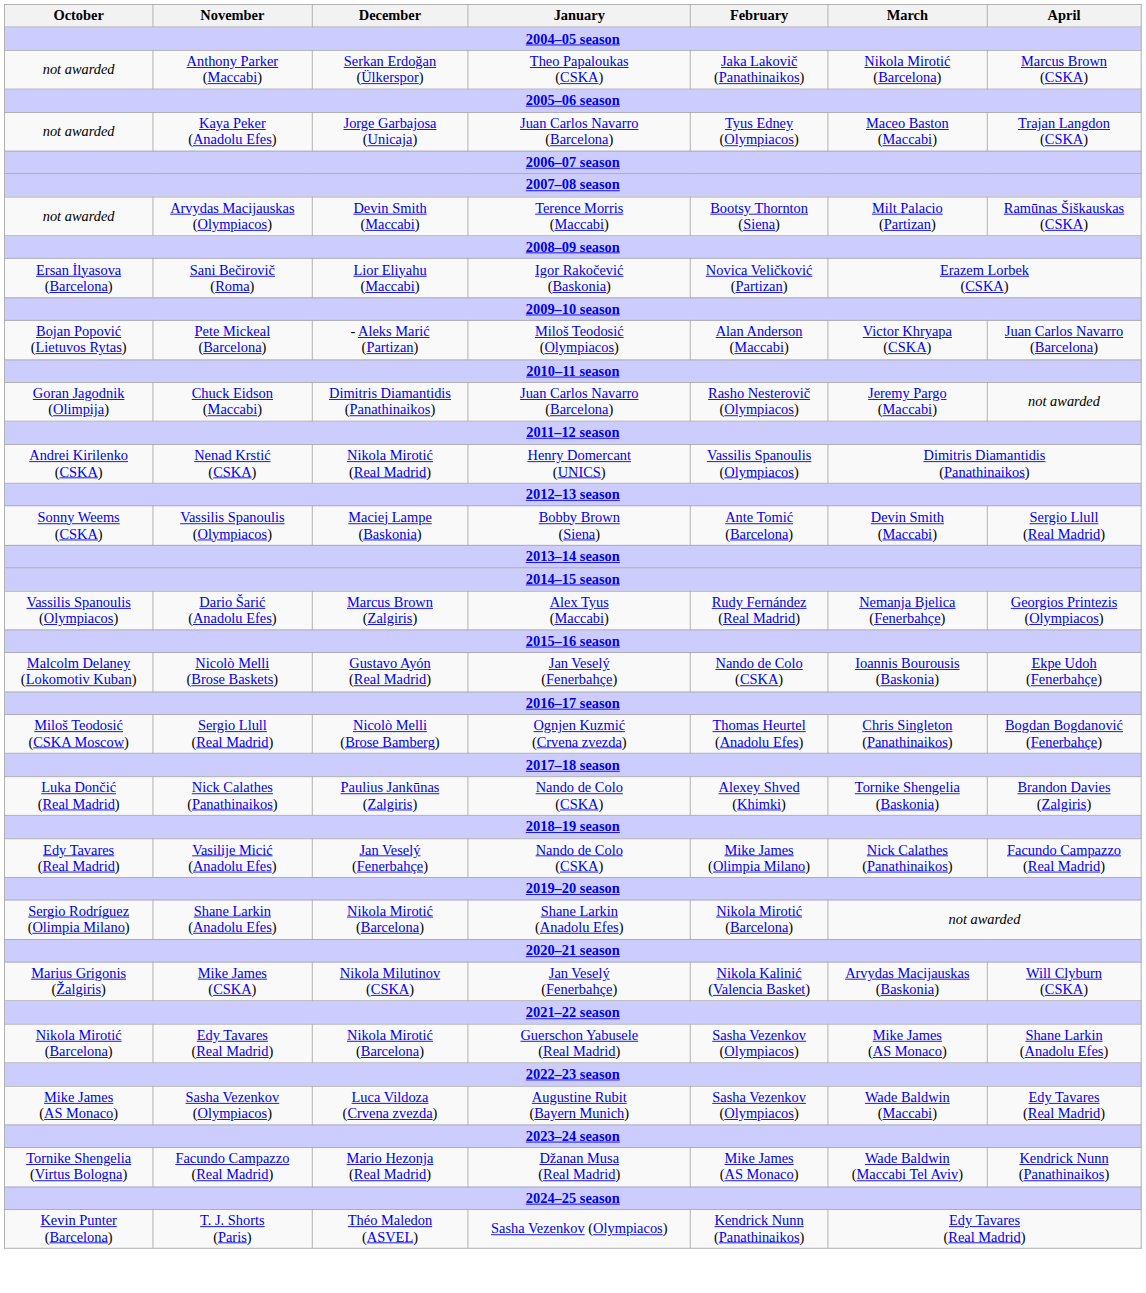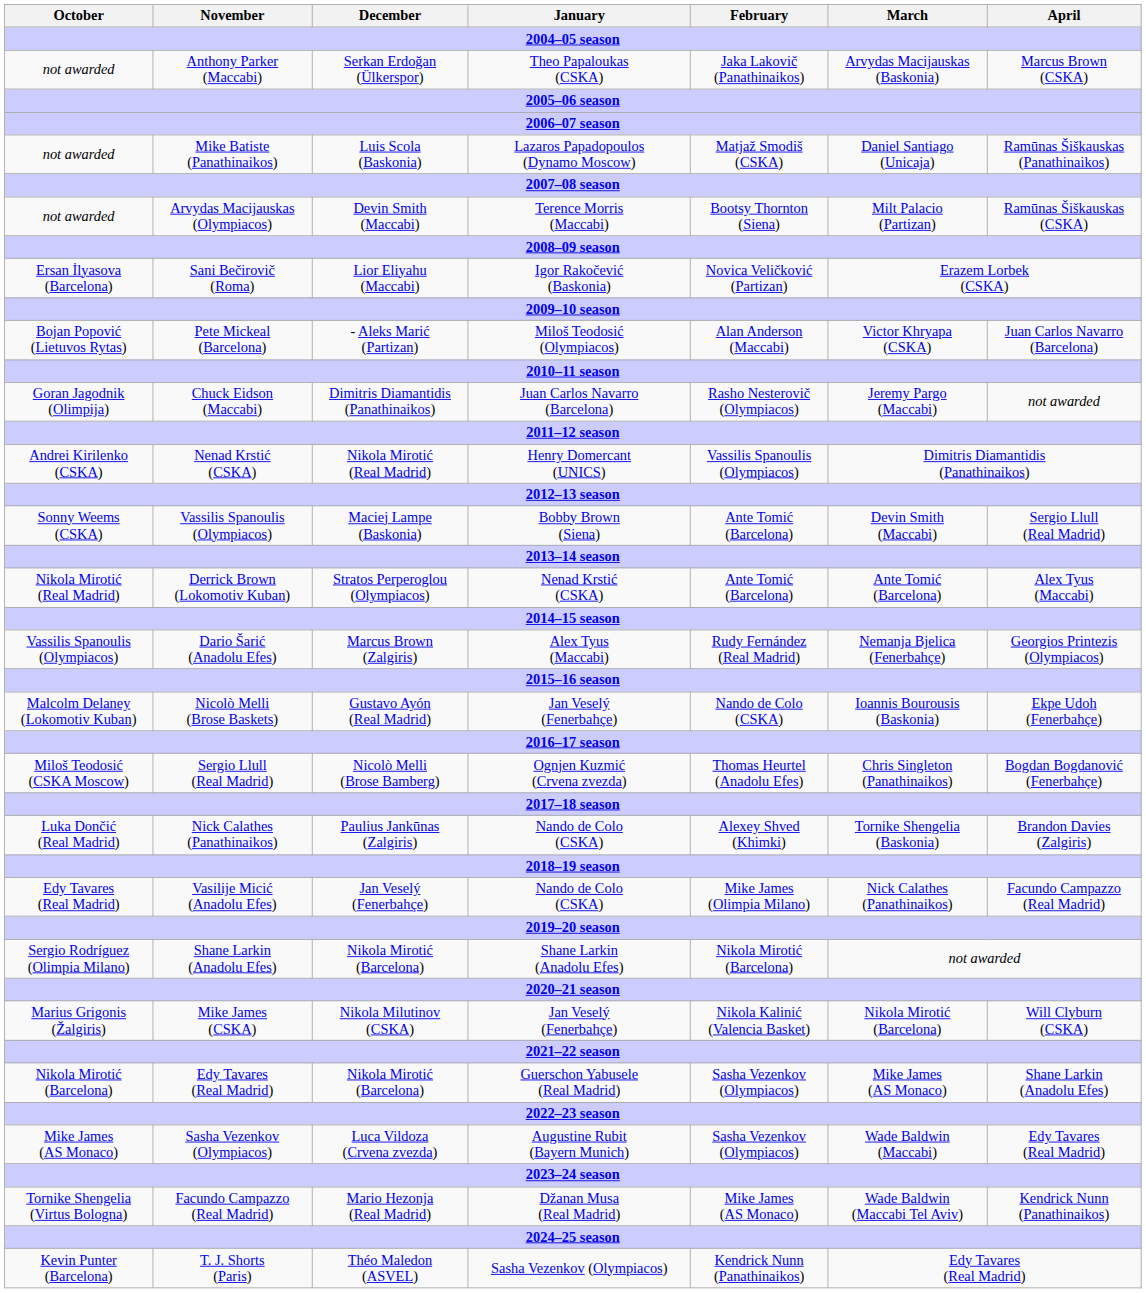(907, 69) Nikola Mirotić (Barcelona) -> (907, 69) Arvydas Macijauskas (Baskonia)
- row: (232, 131)
+ row: (232, 154)
+ row: (232, 587)
(907, 981) Arvydas Macijauskas (Baskonia) -> (907, 1020) Nikola Mirotić (Barcelona)
